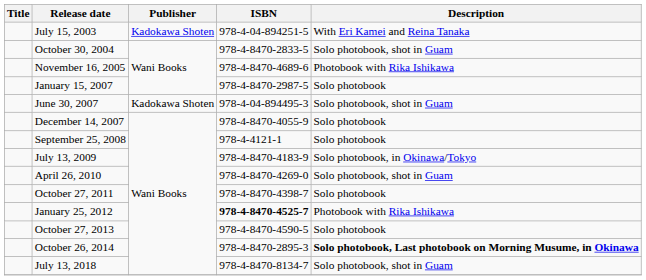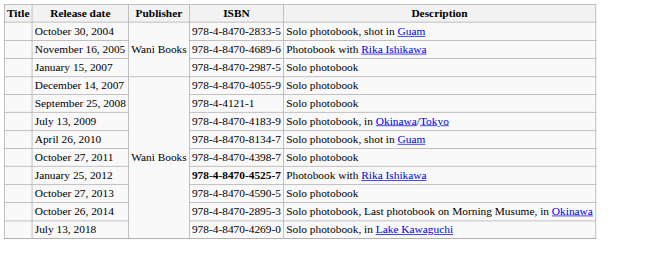- row: (65, 31)
- row: (66, 103)
(264, 175) 978-4-8470-4269-0 -> (236, 139) 978-4-8470-8134-7
(476, 247) bold -> (440, 211) normal
(264, 265) 978-4-8470-8134-7 -> (236, 229) 978-4-8470-4269-0
(383, 265) Solo photobook, shot in Guam -> (370, 229) Solo photobook, in Lake Kawaguchi
